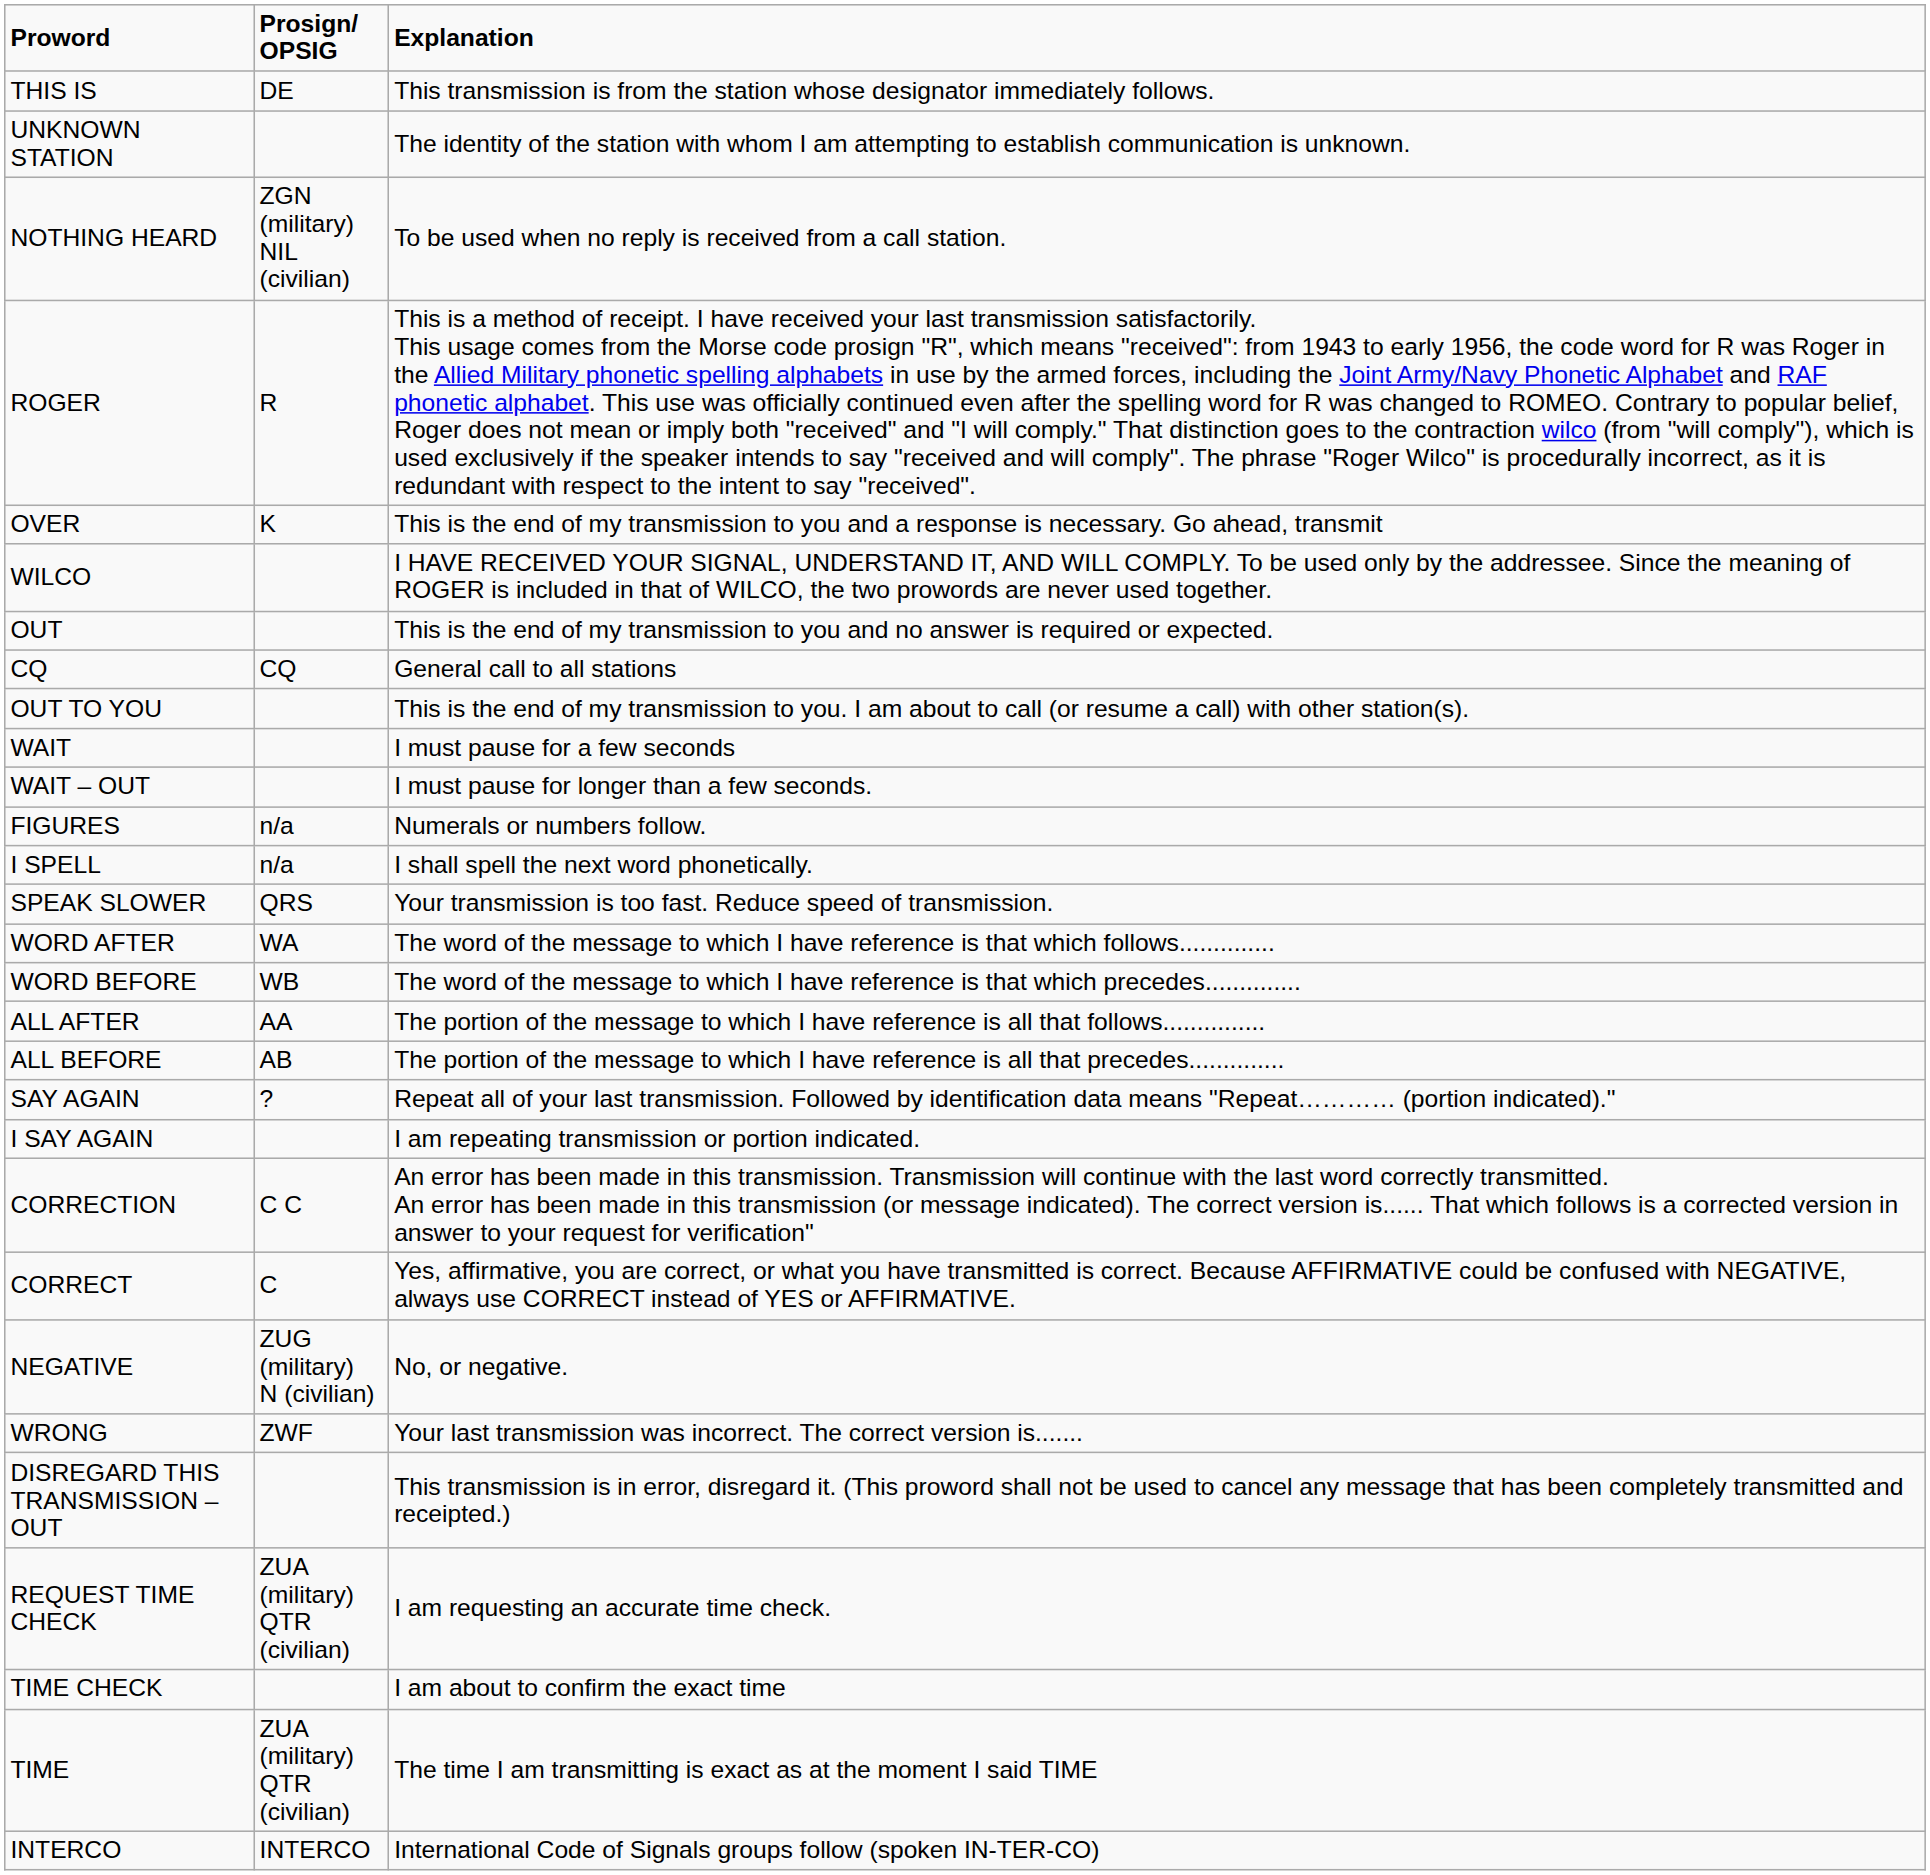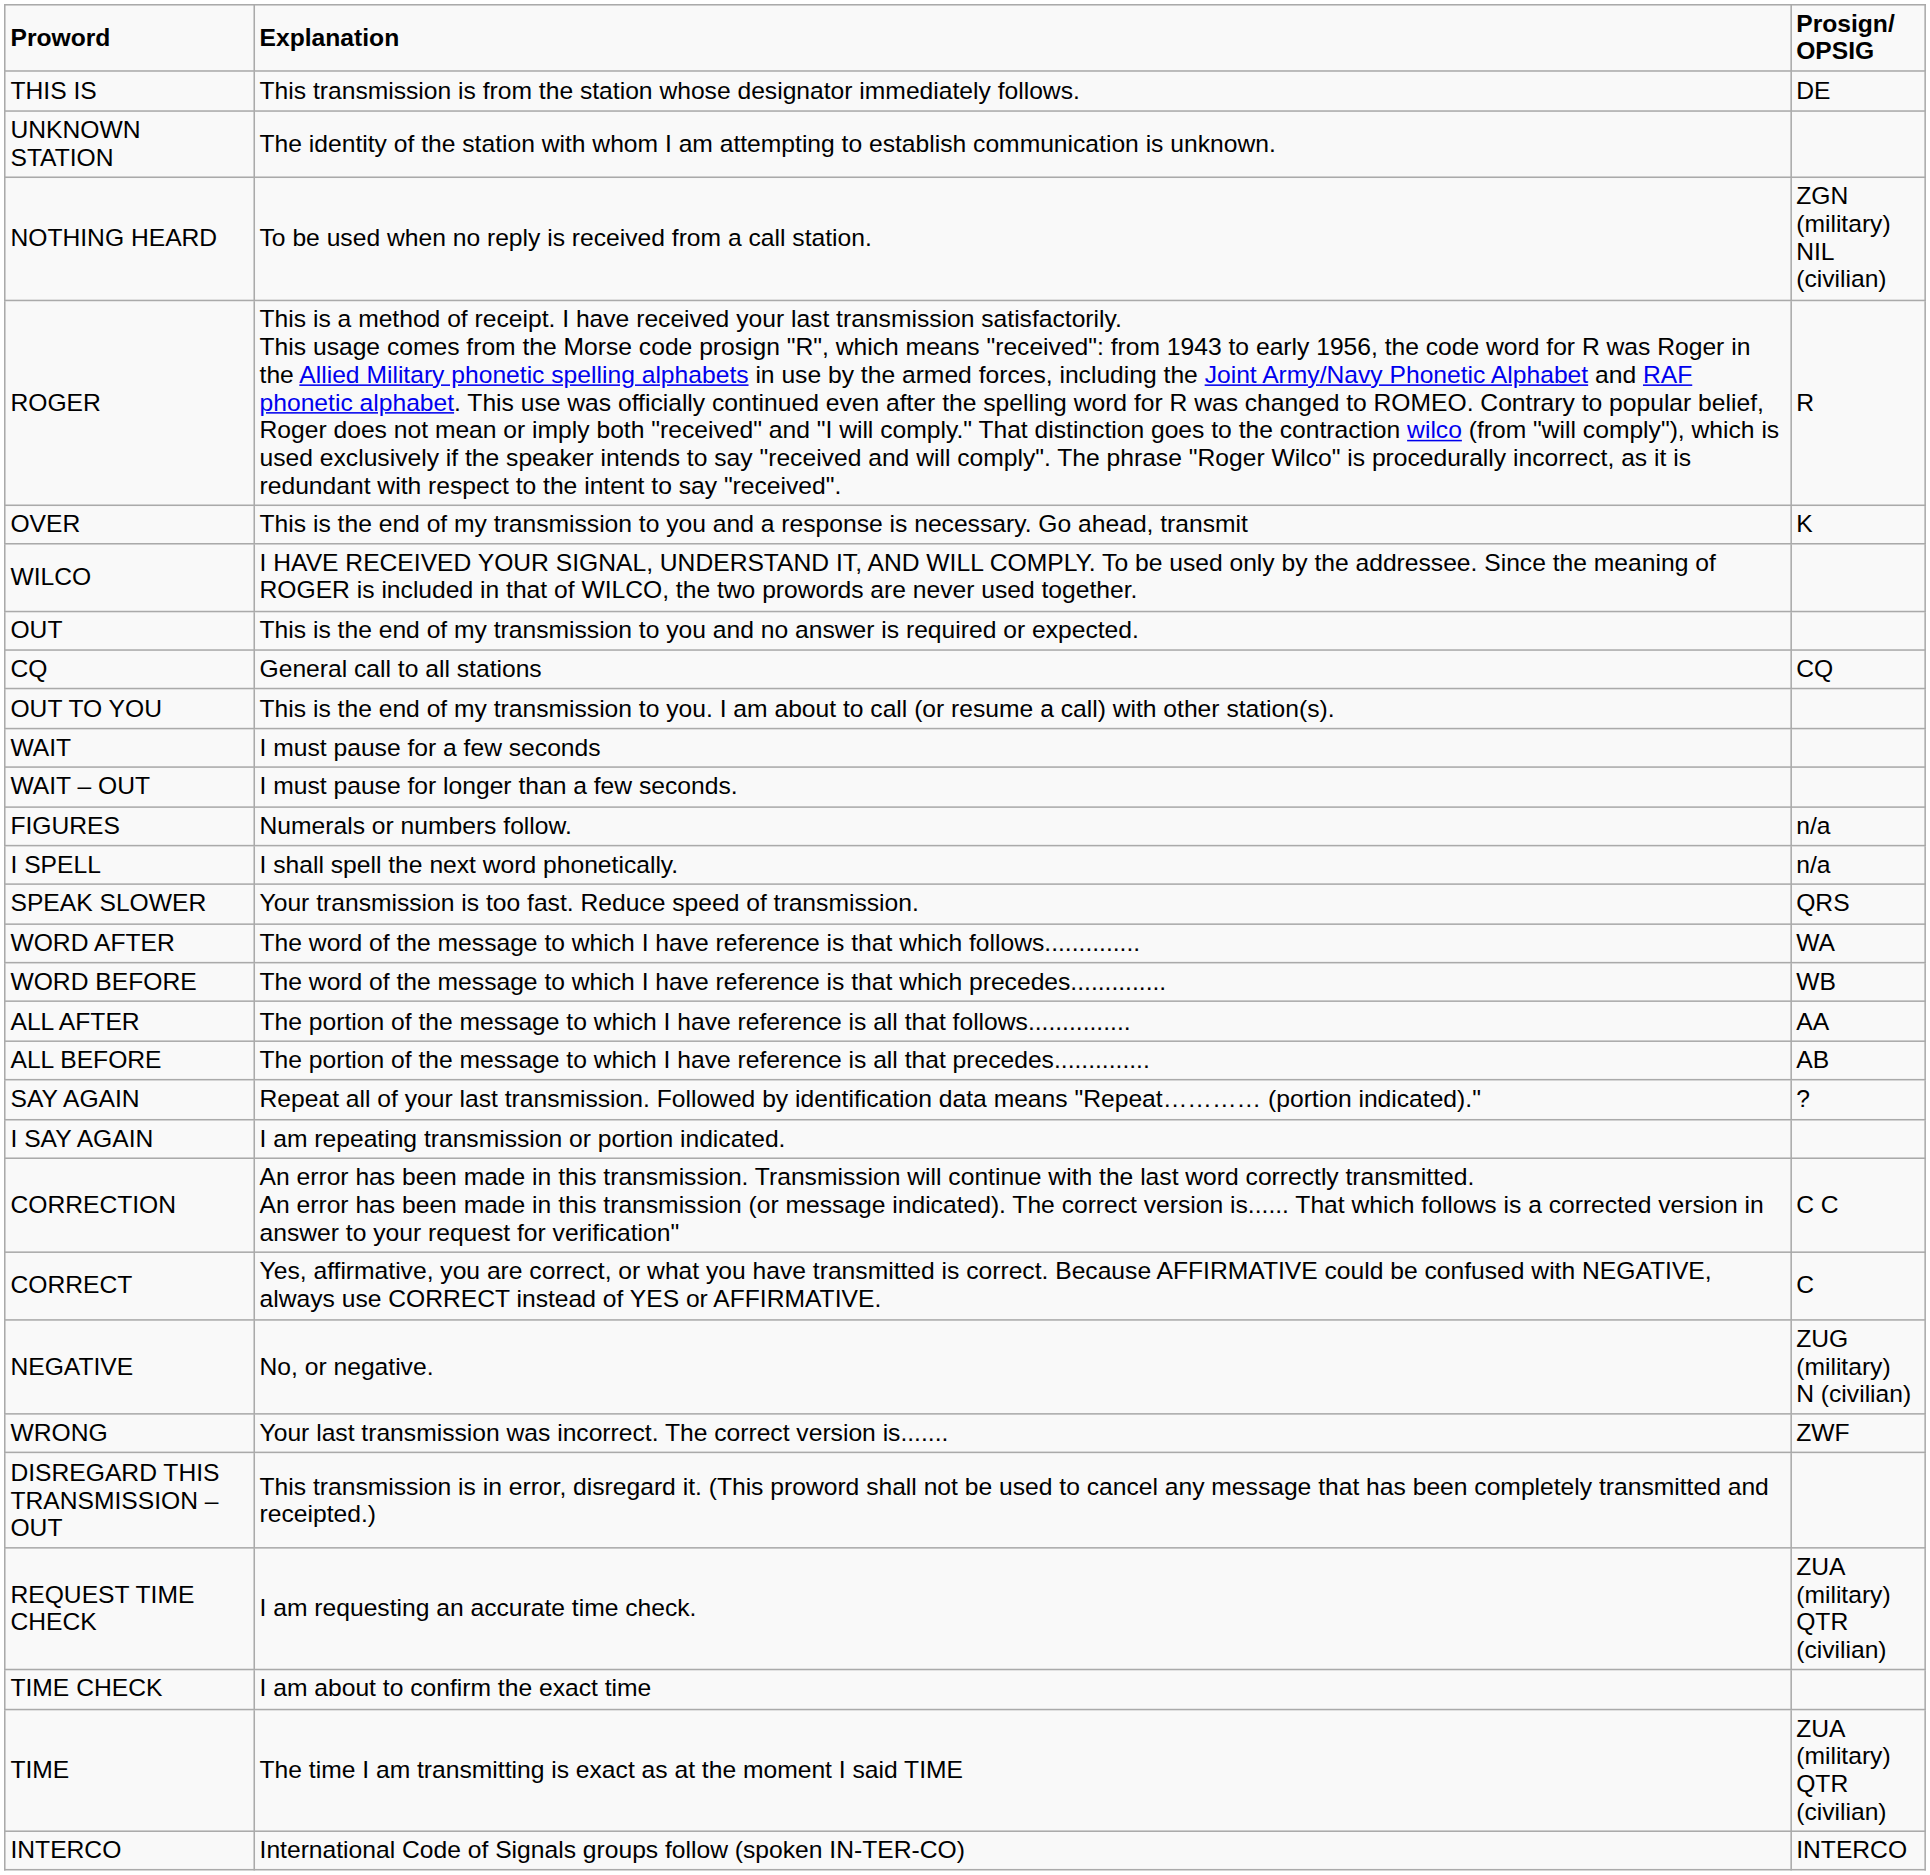columns swapped: (464, 37) <-> (309, 37)
